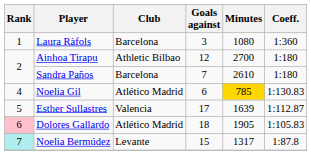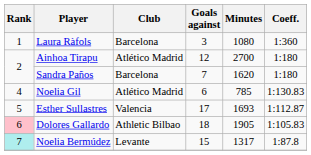(148, 58) Athletic Bilbao -> (149, 58) Atlético Madrid
(244, 74) 2610 -> (244, 74) 1620
(244, 91) gold background -> (244, 91) no background
(244, 108) 1639 -> (244, 108) 1693
(149, 125) Atlético Madrid -> (148, 125) Athletic Bilbao
